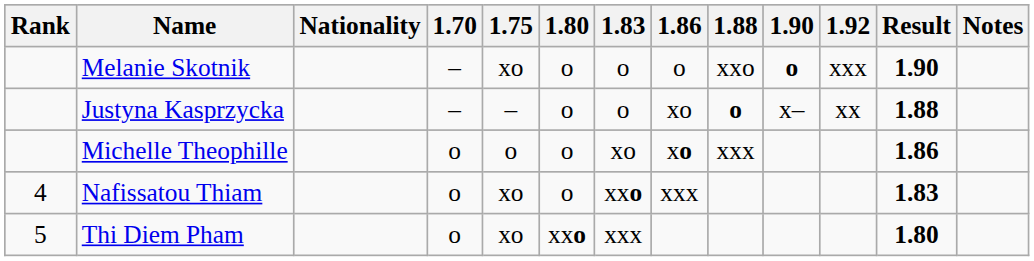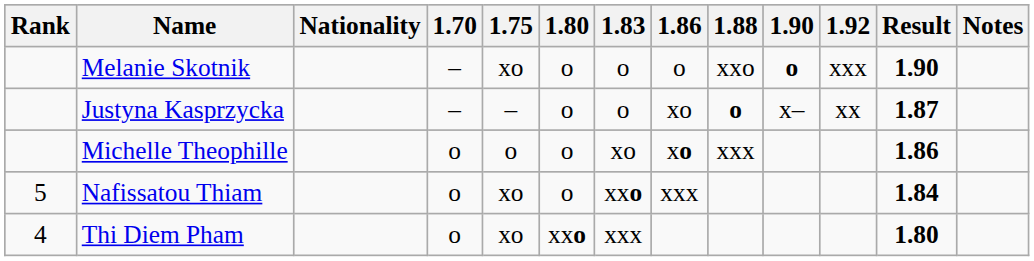(916, 109) 1.88 -> (916, 109) 1.87
(40, 193) 4 -> (40, 193) 5
(916, 193) 1.83 -> (916, 193) 1.84
(40, 234) 5 -> (40, 234) 4
